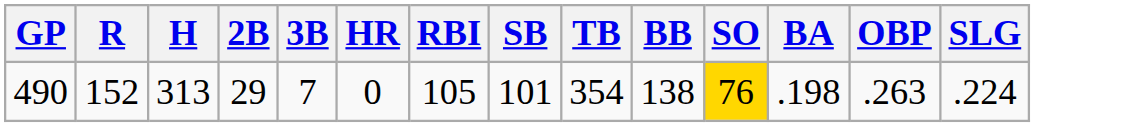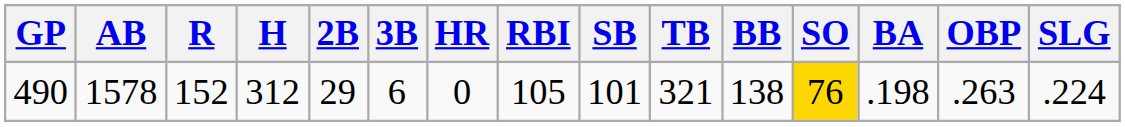+ column: (121, 33)
(183, 90) 313 -> (273, 90) 312
(307, 90) 7 -> (397, 90) 6
(596, 90) 354 -> (686, 90) 321
